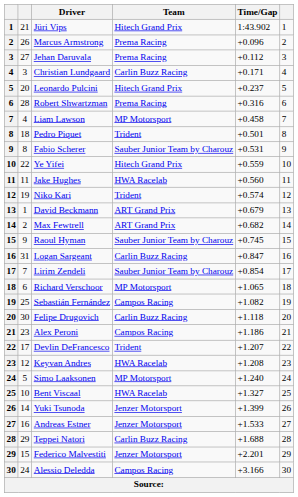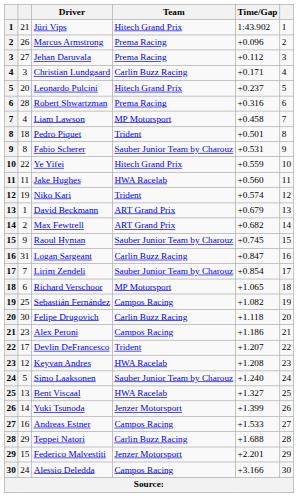(143, 377) MP Motorsport -> (174, 377) Sauber Junior Team by Charouz
(25, 393) 10 -> (25, 393) 13
(148, 423) Jenzer Motorsport -> (144, 423) Campos Racing
